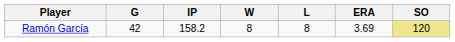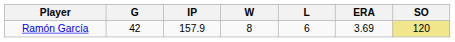(192, 28) 158.2 -> (192, 28) 157.9
(307, 28) 8 -> (307, 28) 6
